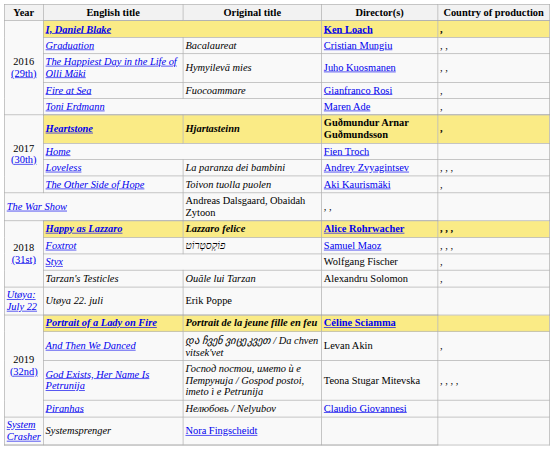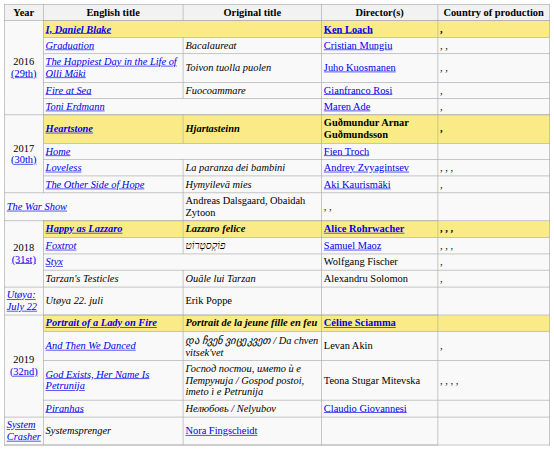(219, 68) Hymyilevä mies -> (228, 68) Toivon tuolla puolen
(228, 184) Toivon tuolla puolen -> (219, 184) Hymyilevä mies
